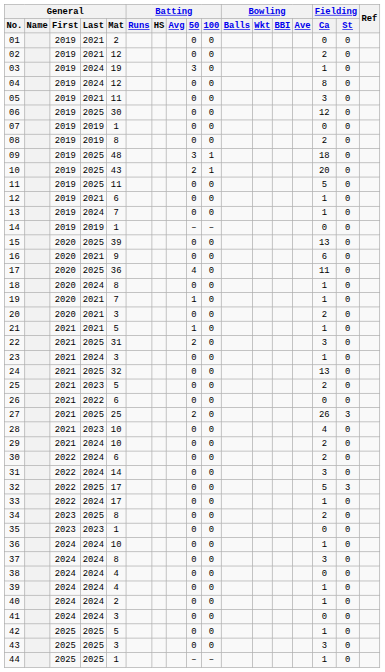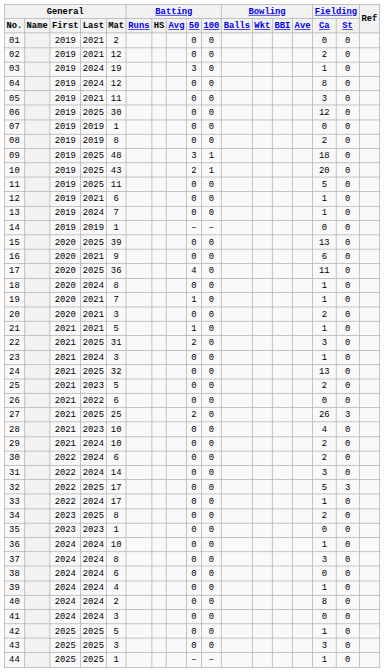(116, 573) 4 -> (116, 573) 6
(324, 602) 1 -> (324, 602) 8
